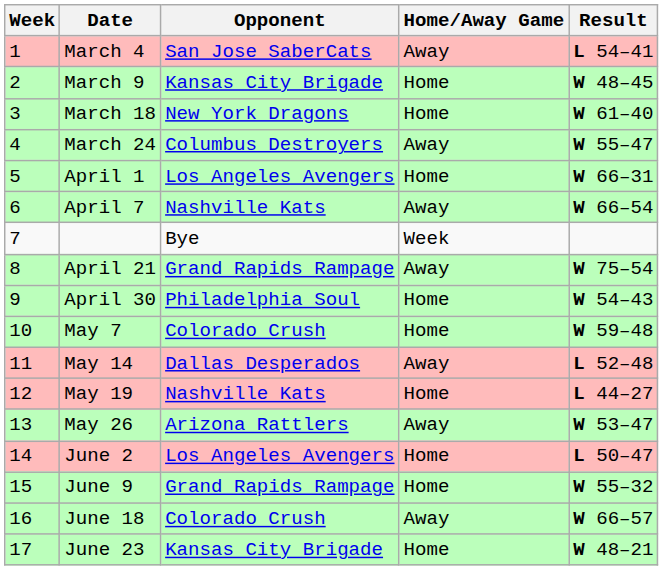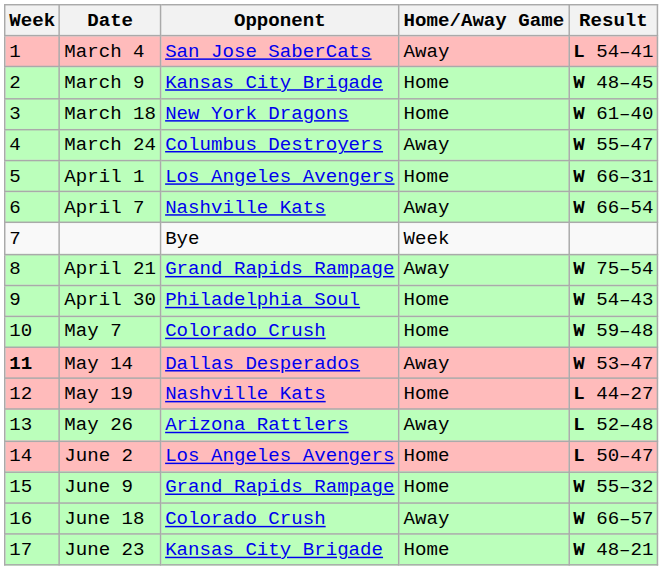(21, 363) normal -> (21, 363) bold
(613, 363) L 52–48 -> (613, 363) W 53–47
(613, 425) W 53–47 -> (613, 425) L 52–48
